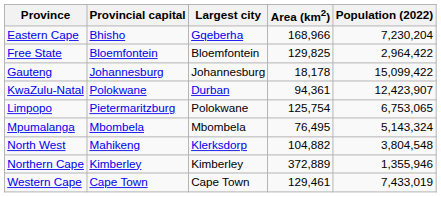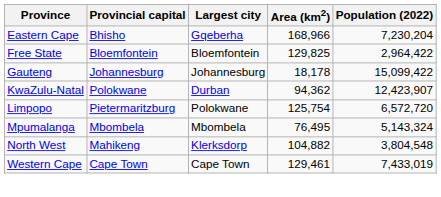(312, 90) 94,361 -> (312, 90) 94,362
(407, 108) 6,753,065 -> (407, 108) 6,572,720
- row: (46, 164)
